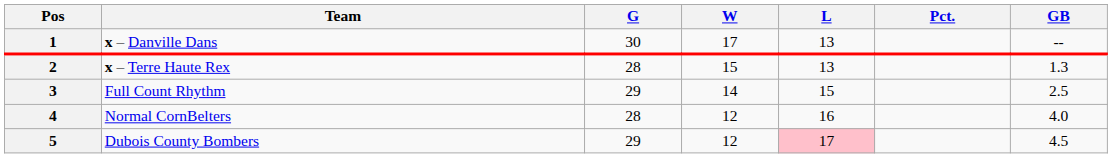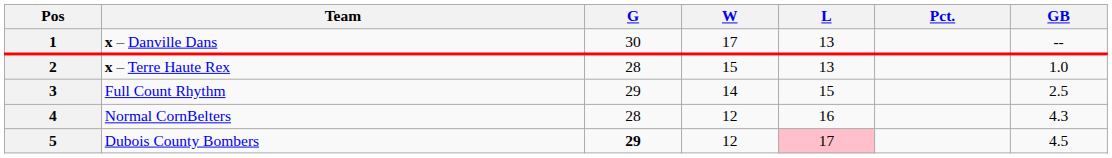(1059, 67) 1.3 -> (1059, 67) 1.0
(1059, 116) 4.0 -> (1059, 116) 4.3
(633, 140) normal -> (633, 140) bold
